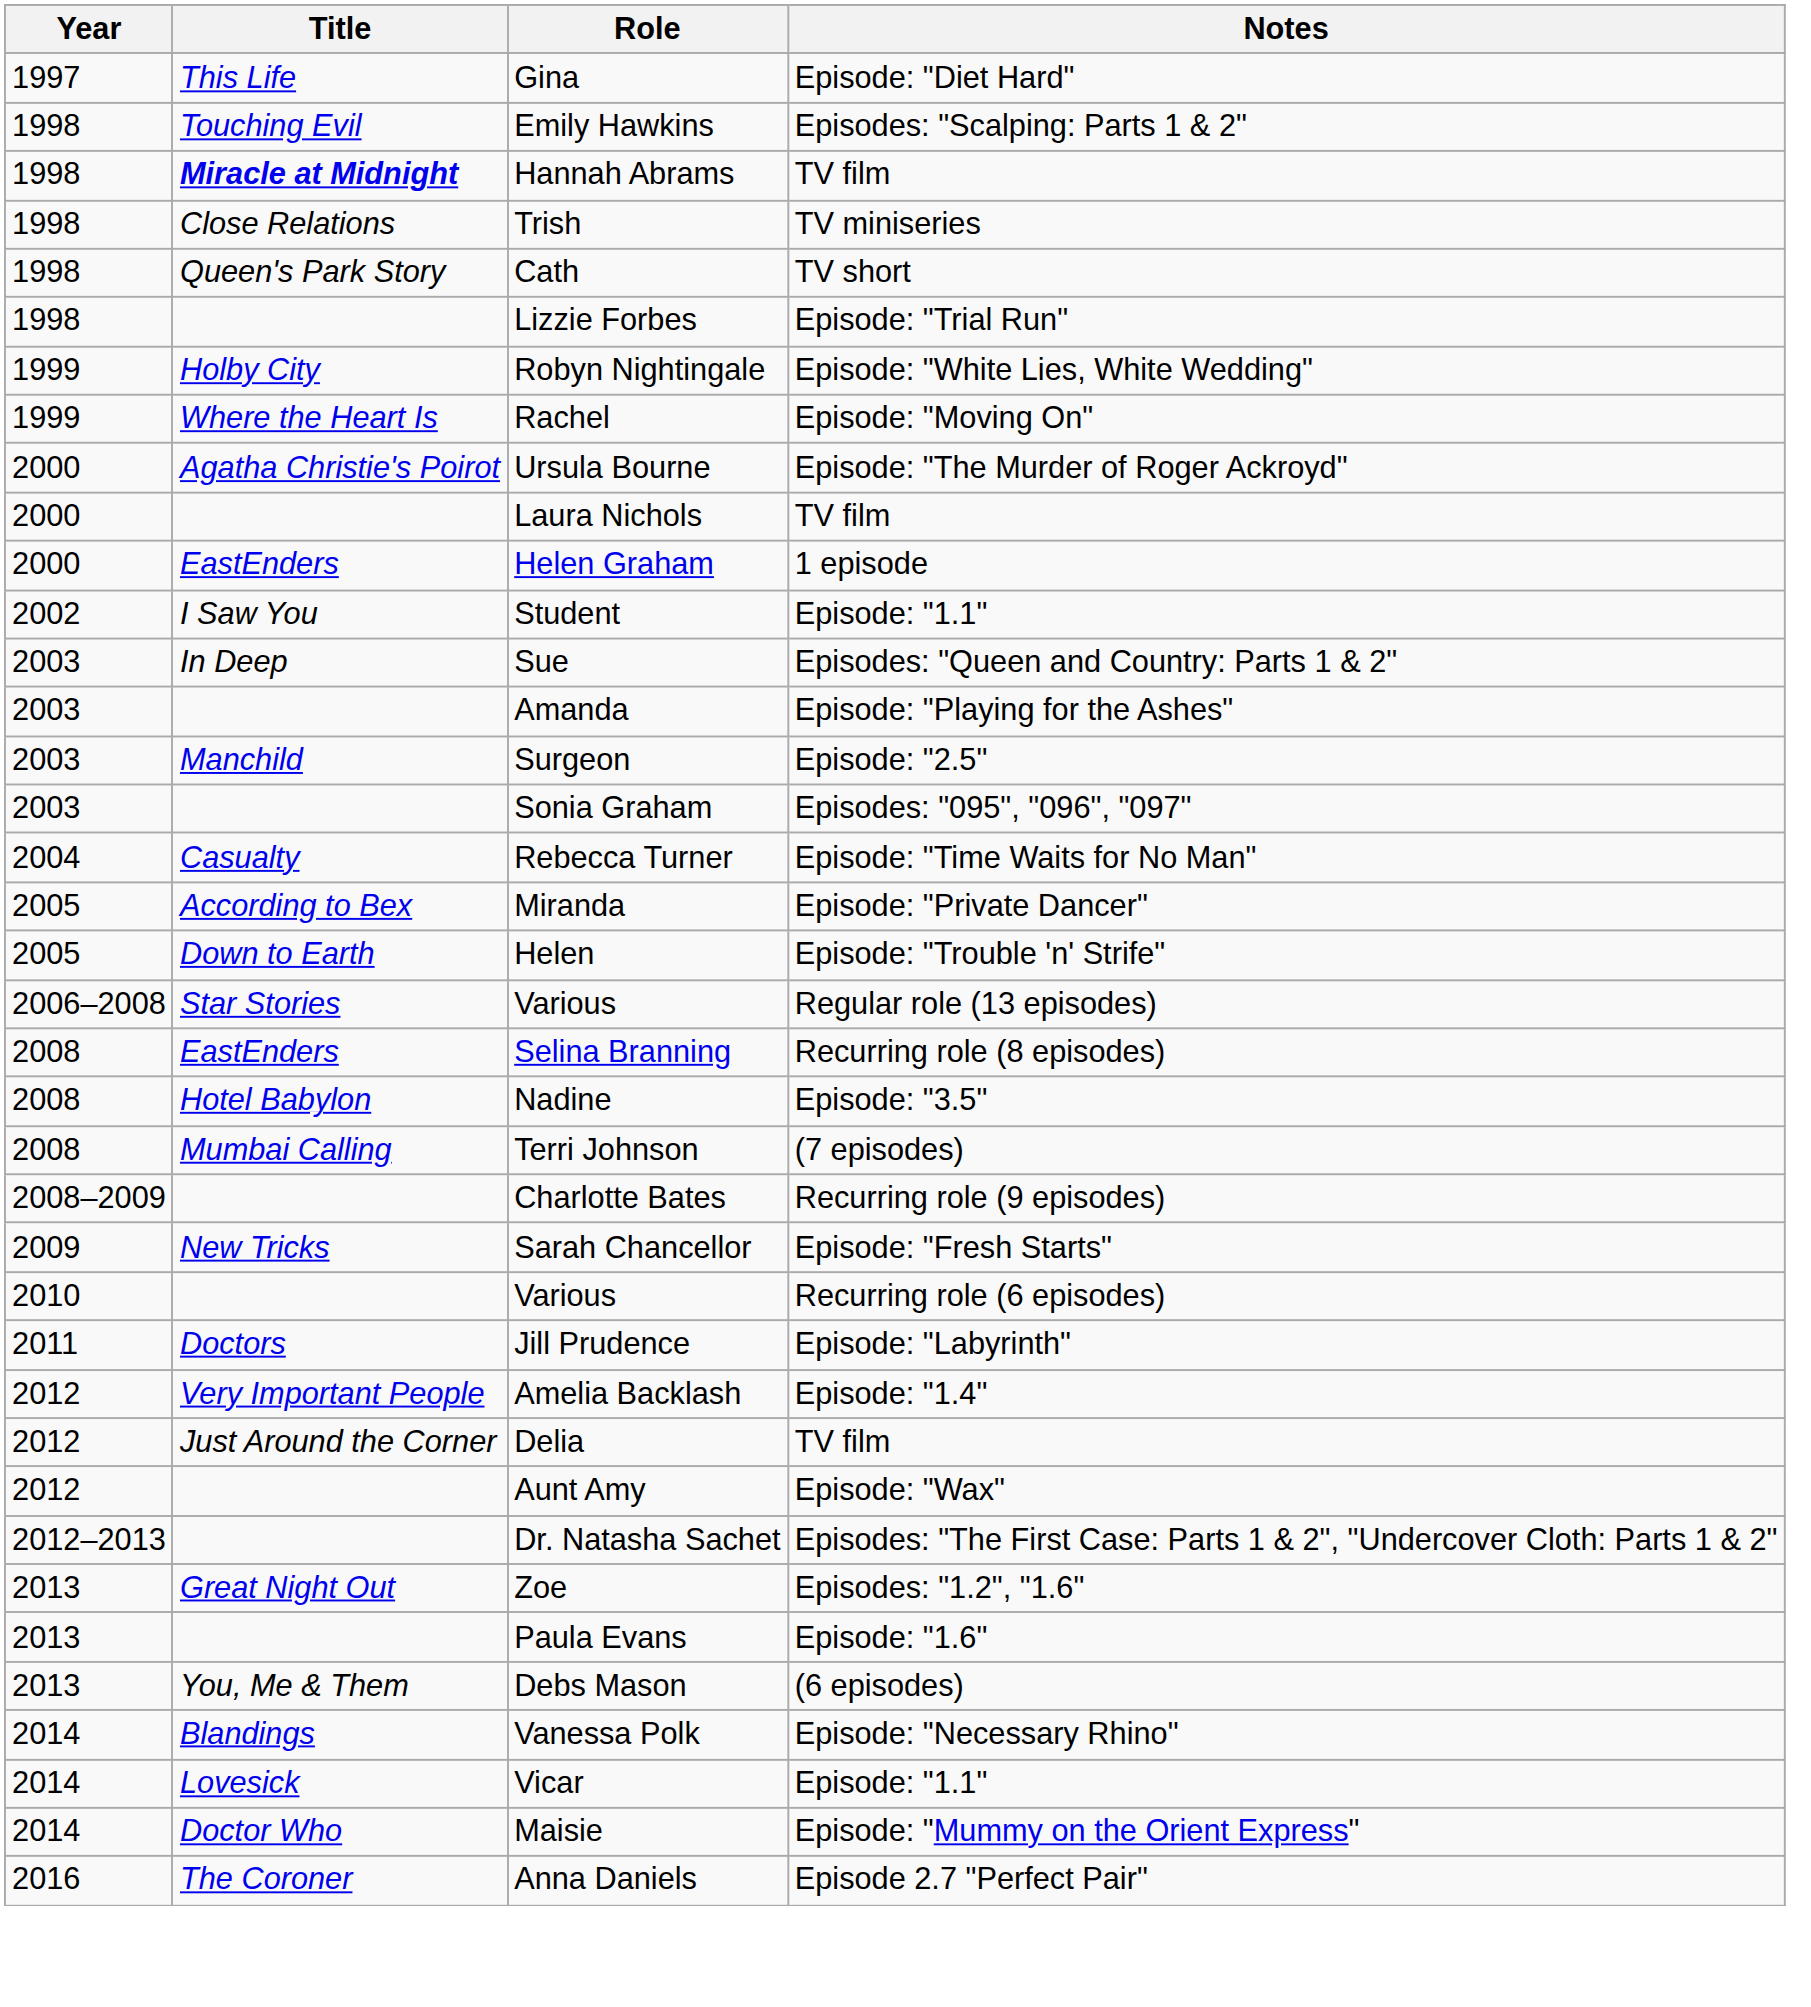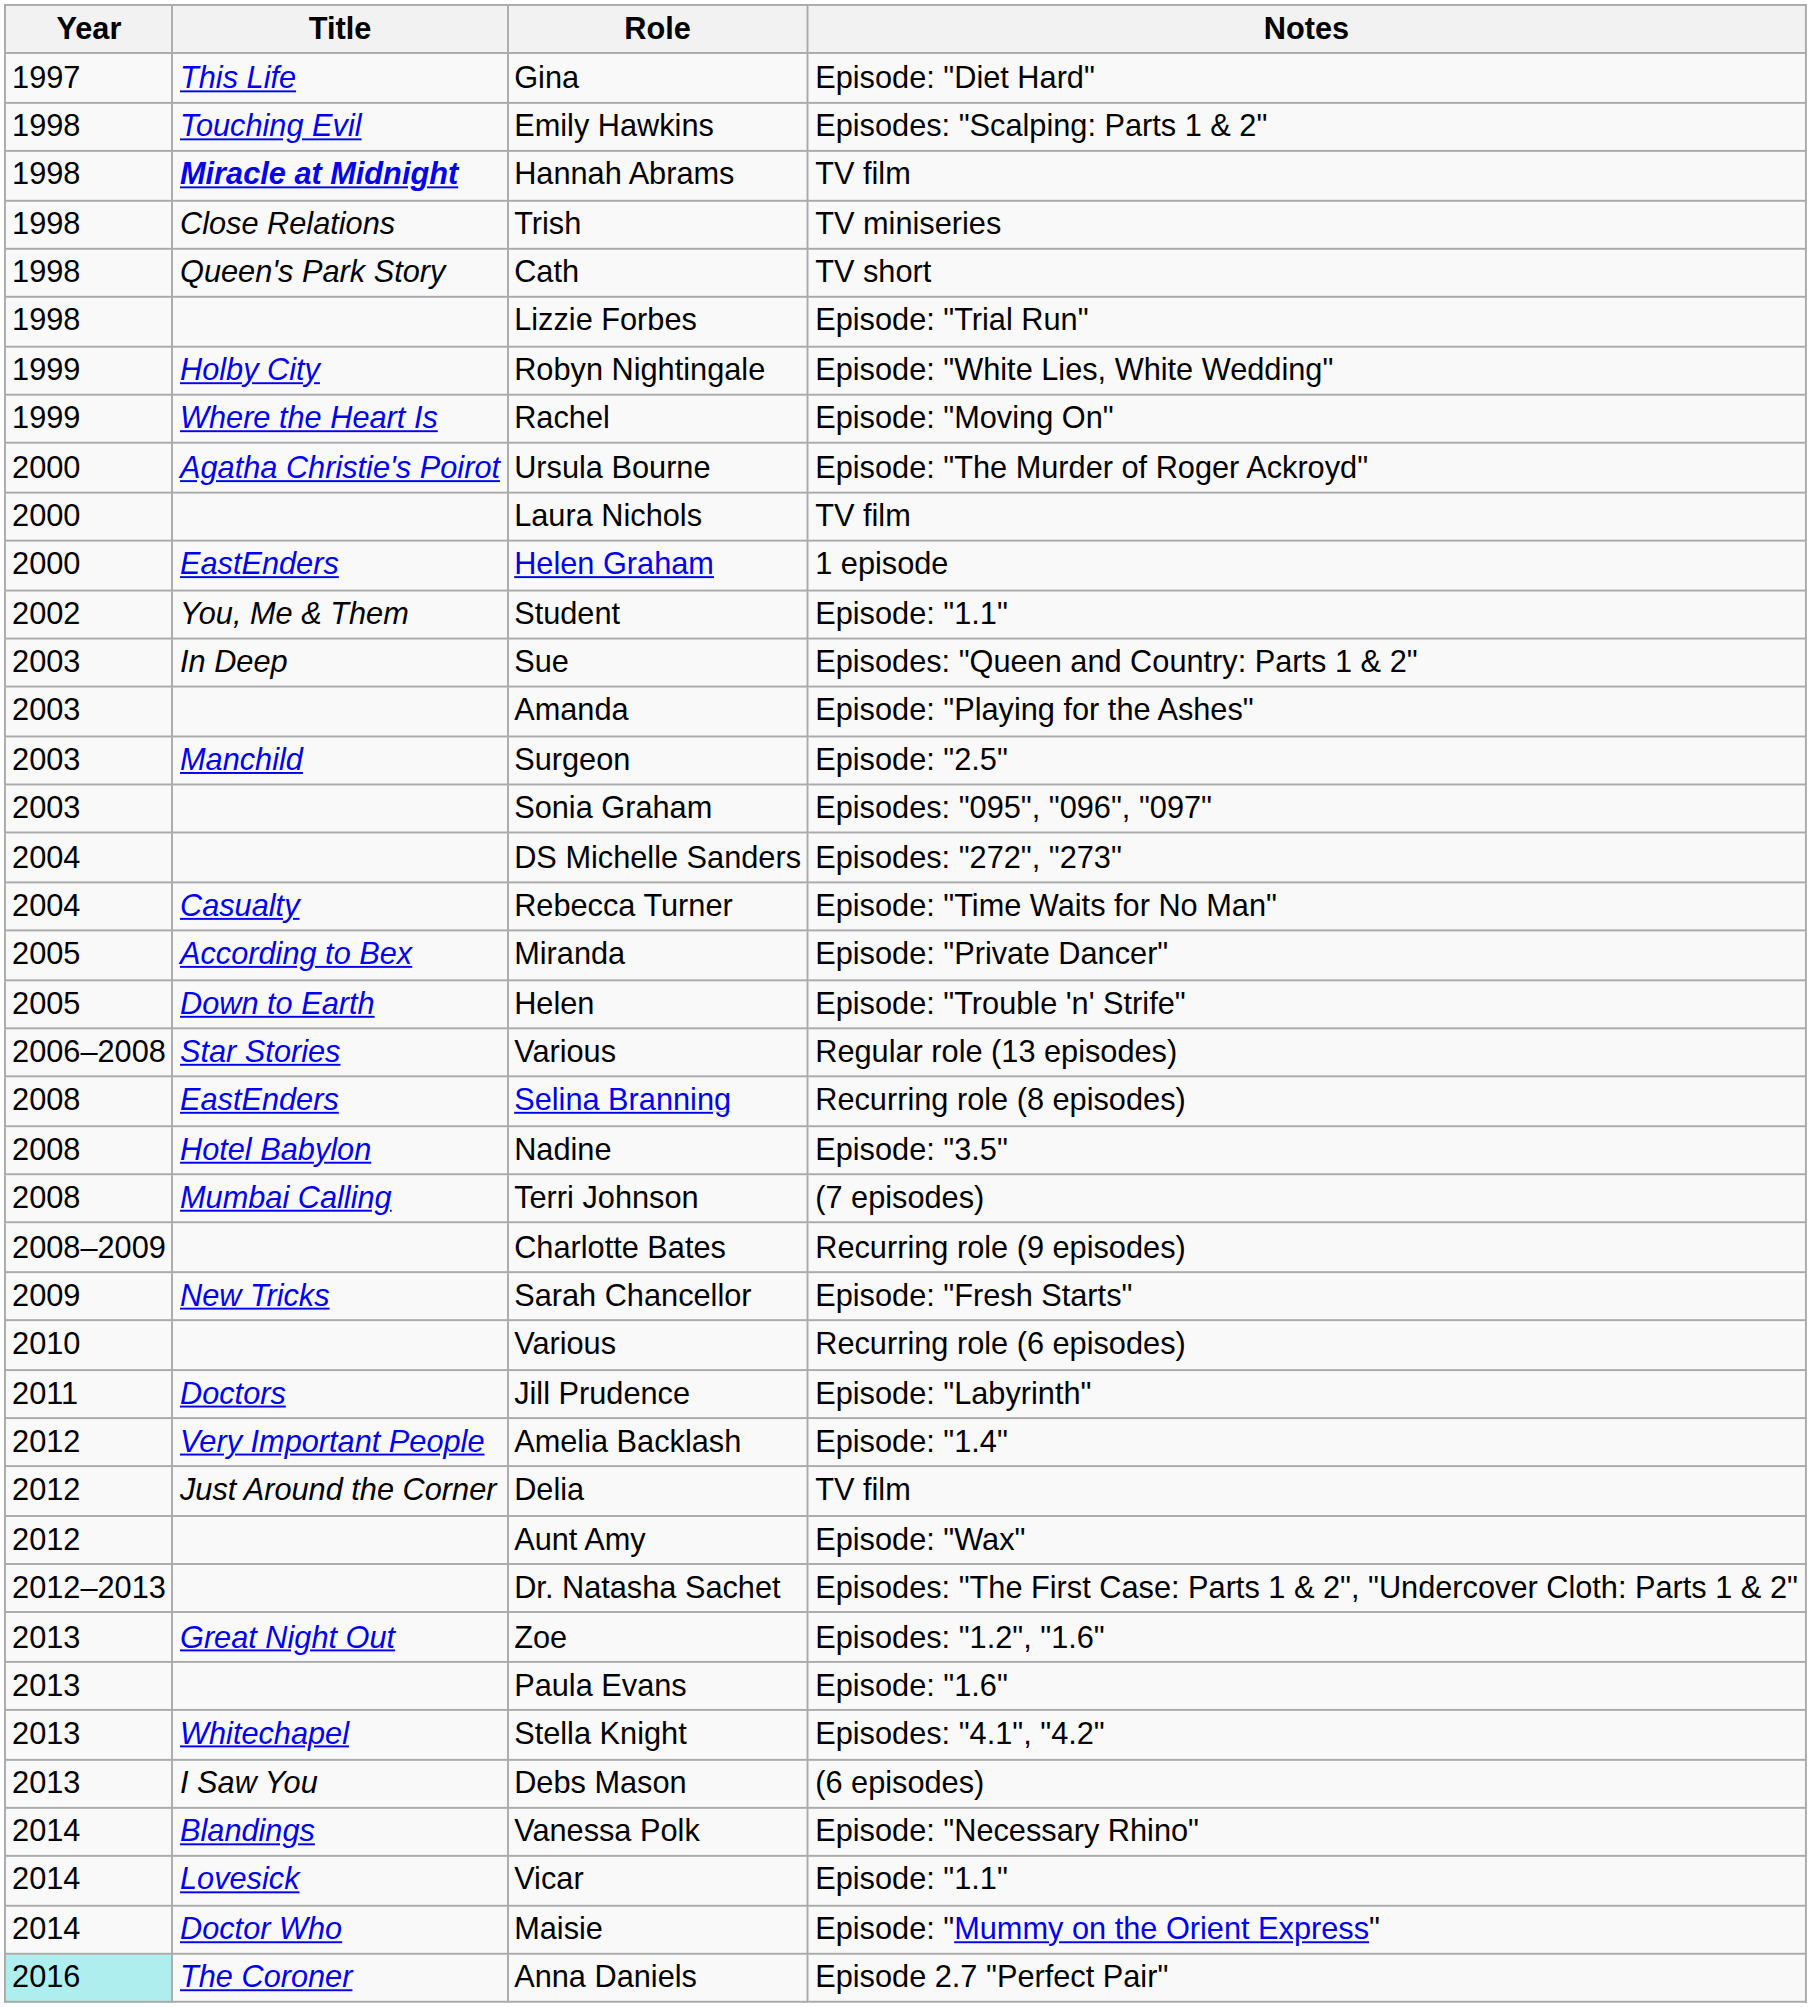(249, 613) I Saw You -> (294, 613) You, Me & Them
+ row: (658, 857)
+ row: (600, 1734)
(294, 1685) You, Me & Them -> (249, 1782) I Saw You
(46, 1880) no background -> (46, 1977) paleturquoise background
